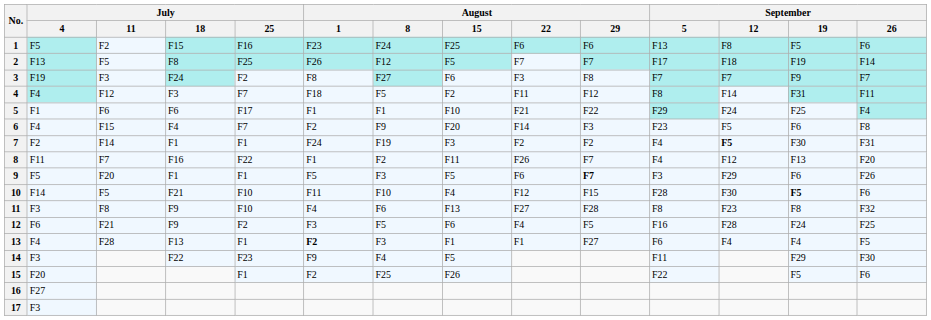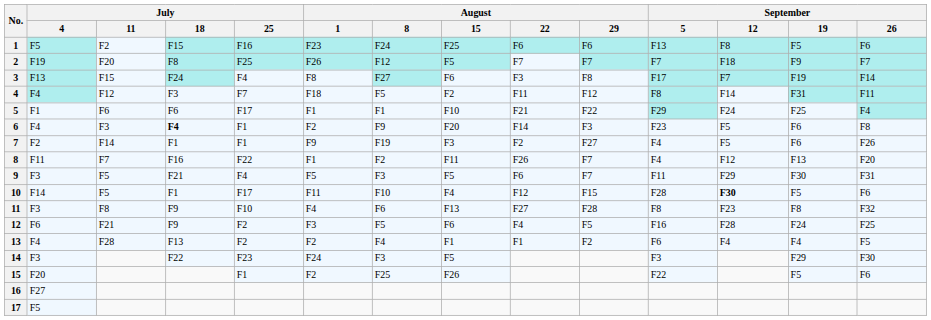(37, 61) F13 -> (37, 61) F19
(104, 61) F5 -> (106, 61) F20
(660, 61) F17 -> (656, 61) F7
(798, 61) F19 -> (796, 61) F9
(867, 61) F14 -> (865, 61) F7
(37, 77) F19 -> (37, 77) F13
(104, 77) F3 -> (106, 77) F15
(242, 77) F2 -> (242, 77) F4
(657, 77) F7 -> (658, 77) F17
(796, 77) F9 -> (798, 77) F19
(865, 77) F7 -> (867, 77) F14
(107, 126) F15 -> (104, 126) F3
(173, 126) normal -> (173, 126) bold
(242, 126) F7 -> (242, 126) F1
(314, 143) F24 -> (311, 143) F9
(588, 143) F2 -> (589, 143) F27
(727, 143) bold -> (725, 143) normal
(798, 143) F30 -> (796, 143) F6
(867, 143) F31 -> (867, 143) F26
(35, 176) F5 -> (35, 176) F3
(107, 176) F20 -> (104, 176) F5
(173, 176) F1 -> (175, 176) F21
(242, 176) F1 -> (242, 176) F4
(588, 176) bold -> (587, 176) normal
(657, 176) F3 -> (658, 176) F11
(796, 176) F6 -> (798, 176) F30
(867, 176) F26 -> (867, 176) F31
(176, 192) F21 -> (173, 192) F1
(245, 192) F10 -> (244, 192) F17
(729, 192) normal -> (728, 192) bold
(796, 192) bold -> (796, 192) normal
(242, 241) F1 -> (242, 241) F2
(312, 241) bold -> (311, 241) normal
(381, 241) F3 -> (380, 241) F4
(591, 241) F27 -> (587, 241) F2
(312, 257) F9 -> (313, 257) F24
(381, 257) F4 -> (380, 257) F3
(660, 257) F11 -> (656, 257) F3
(35, 307) F3 -> (35, 307) F5
